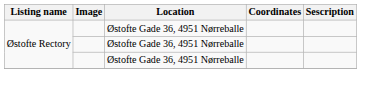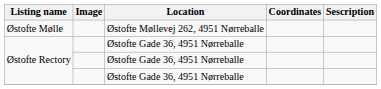+ row: (35, 28)
